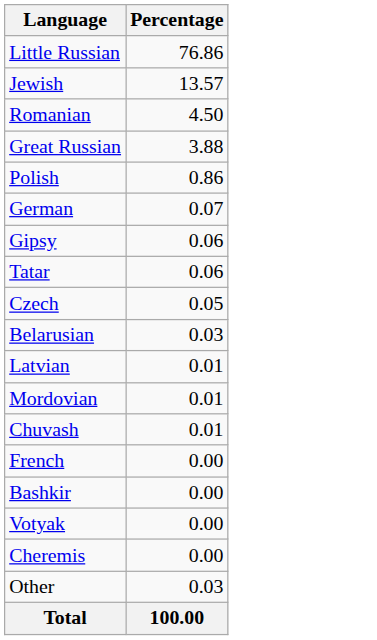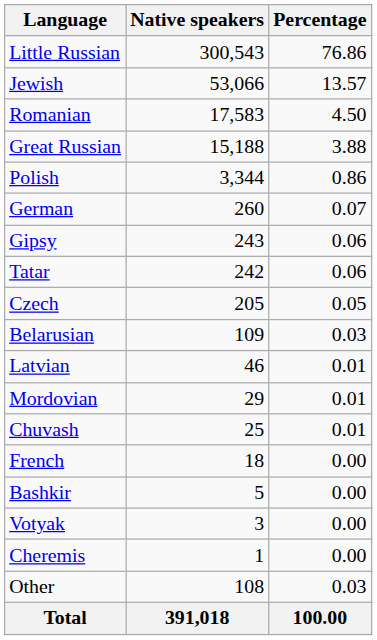+ column: (197, 20)
